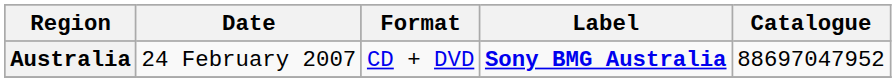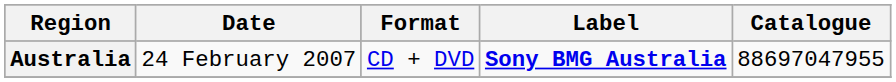(811, 60) 88697047952 -> (811, 60) 88697047955
